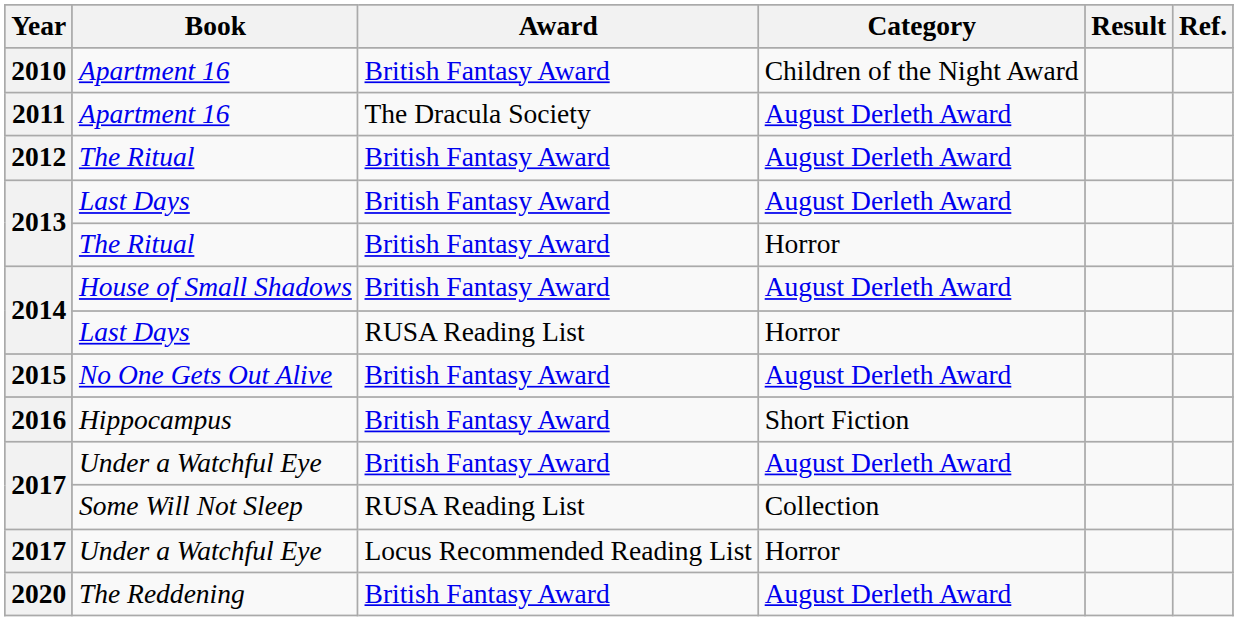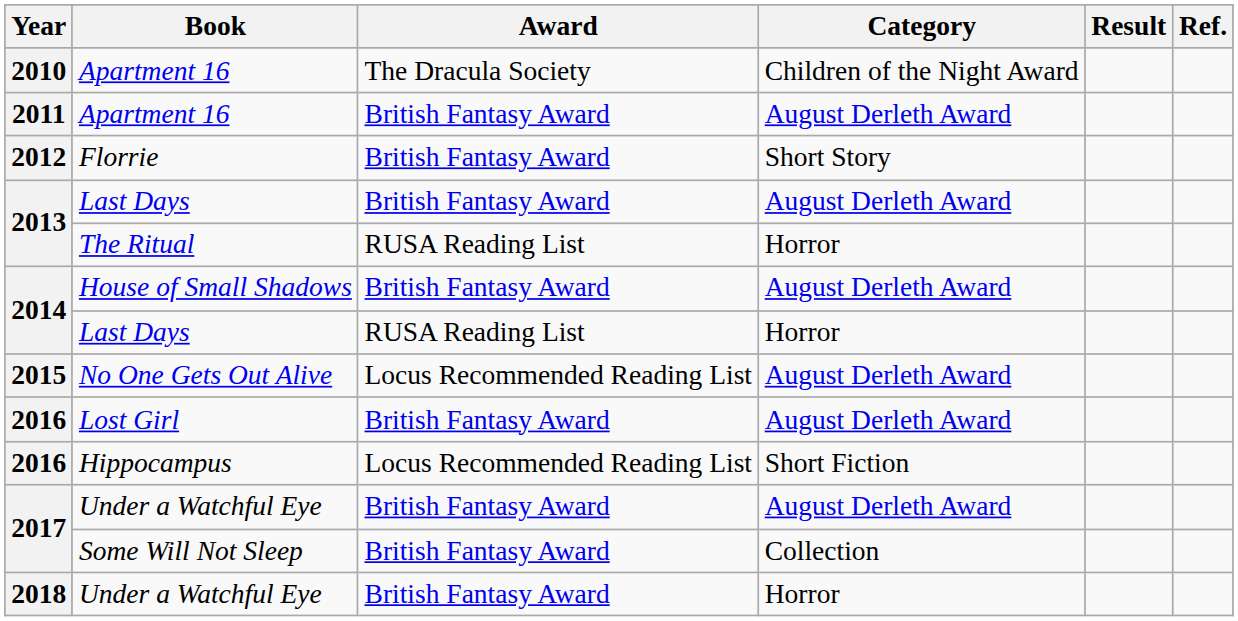(487, 69) British Fantasy Award -> (478, 69) The Dracula Society
(478, 113) The Dracula Society -> (487, 113) British Fantasy Award
- row: (137, 157)
+ row: (119, 157)
(487, 244) British Fantasy Award -> (475, 244) RUSA Reading List
(487, 375) British Fantasy Award -> (558, 375) Locus Recommended Reading List
+ row: (129, 419)
(487, 419) British Fantasy Award -> (558, 462) Locus Recommended Reading List
(475, 506) RUSA Reading List -> (487, 550) British Fantasy Award
(39, 550) 2017 -> (39, 593) 2018
(558, 550) Locus Recommended Reading List -> (487, 593) British Fantasy Award
- row: (162, 593)
